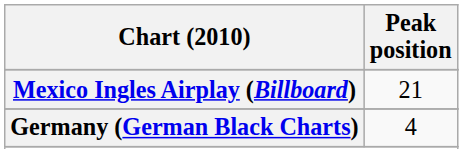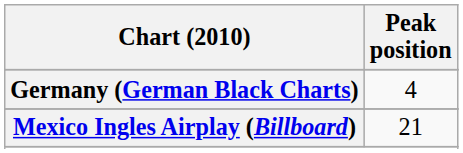rows swapped: (184, 127) <-> (184, 89)
